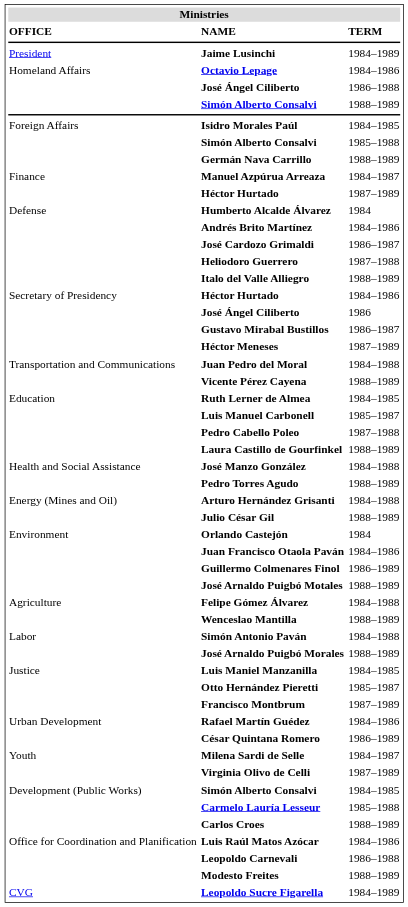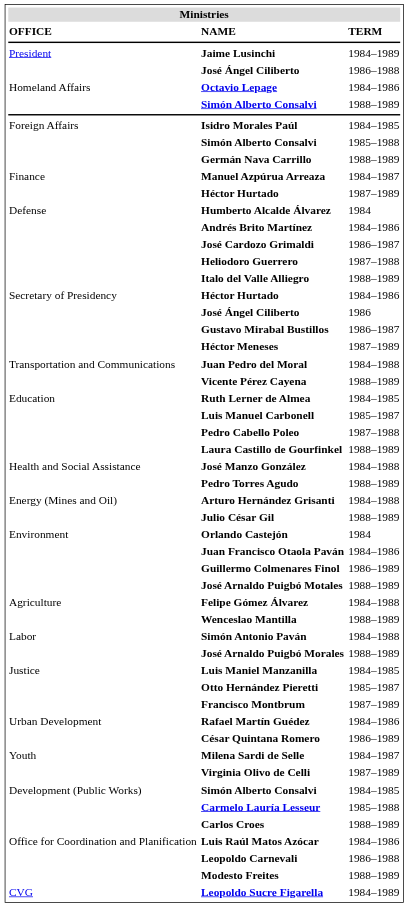rows swapped: (239, 70) <-> (250, 87)
